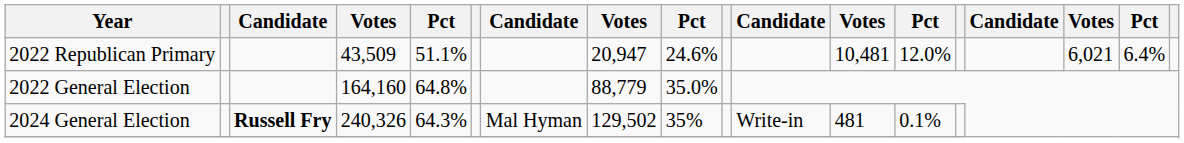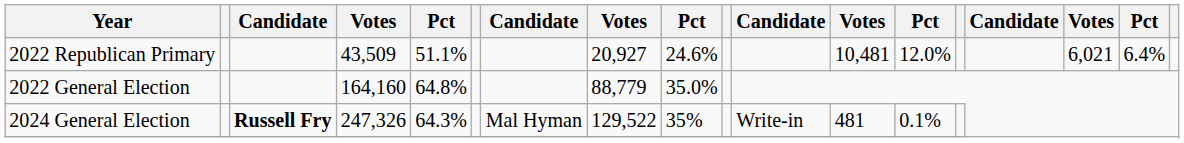(619, 54) 20,947 -> (619, 54) 20,927
(373, 120) 240,326 -> (373, 120) 247,326
(624, 120) 129,502 -> (624, 120) 129,522
